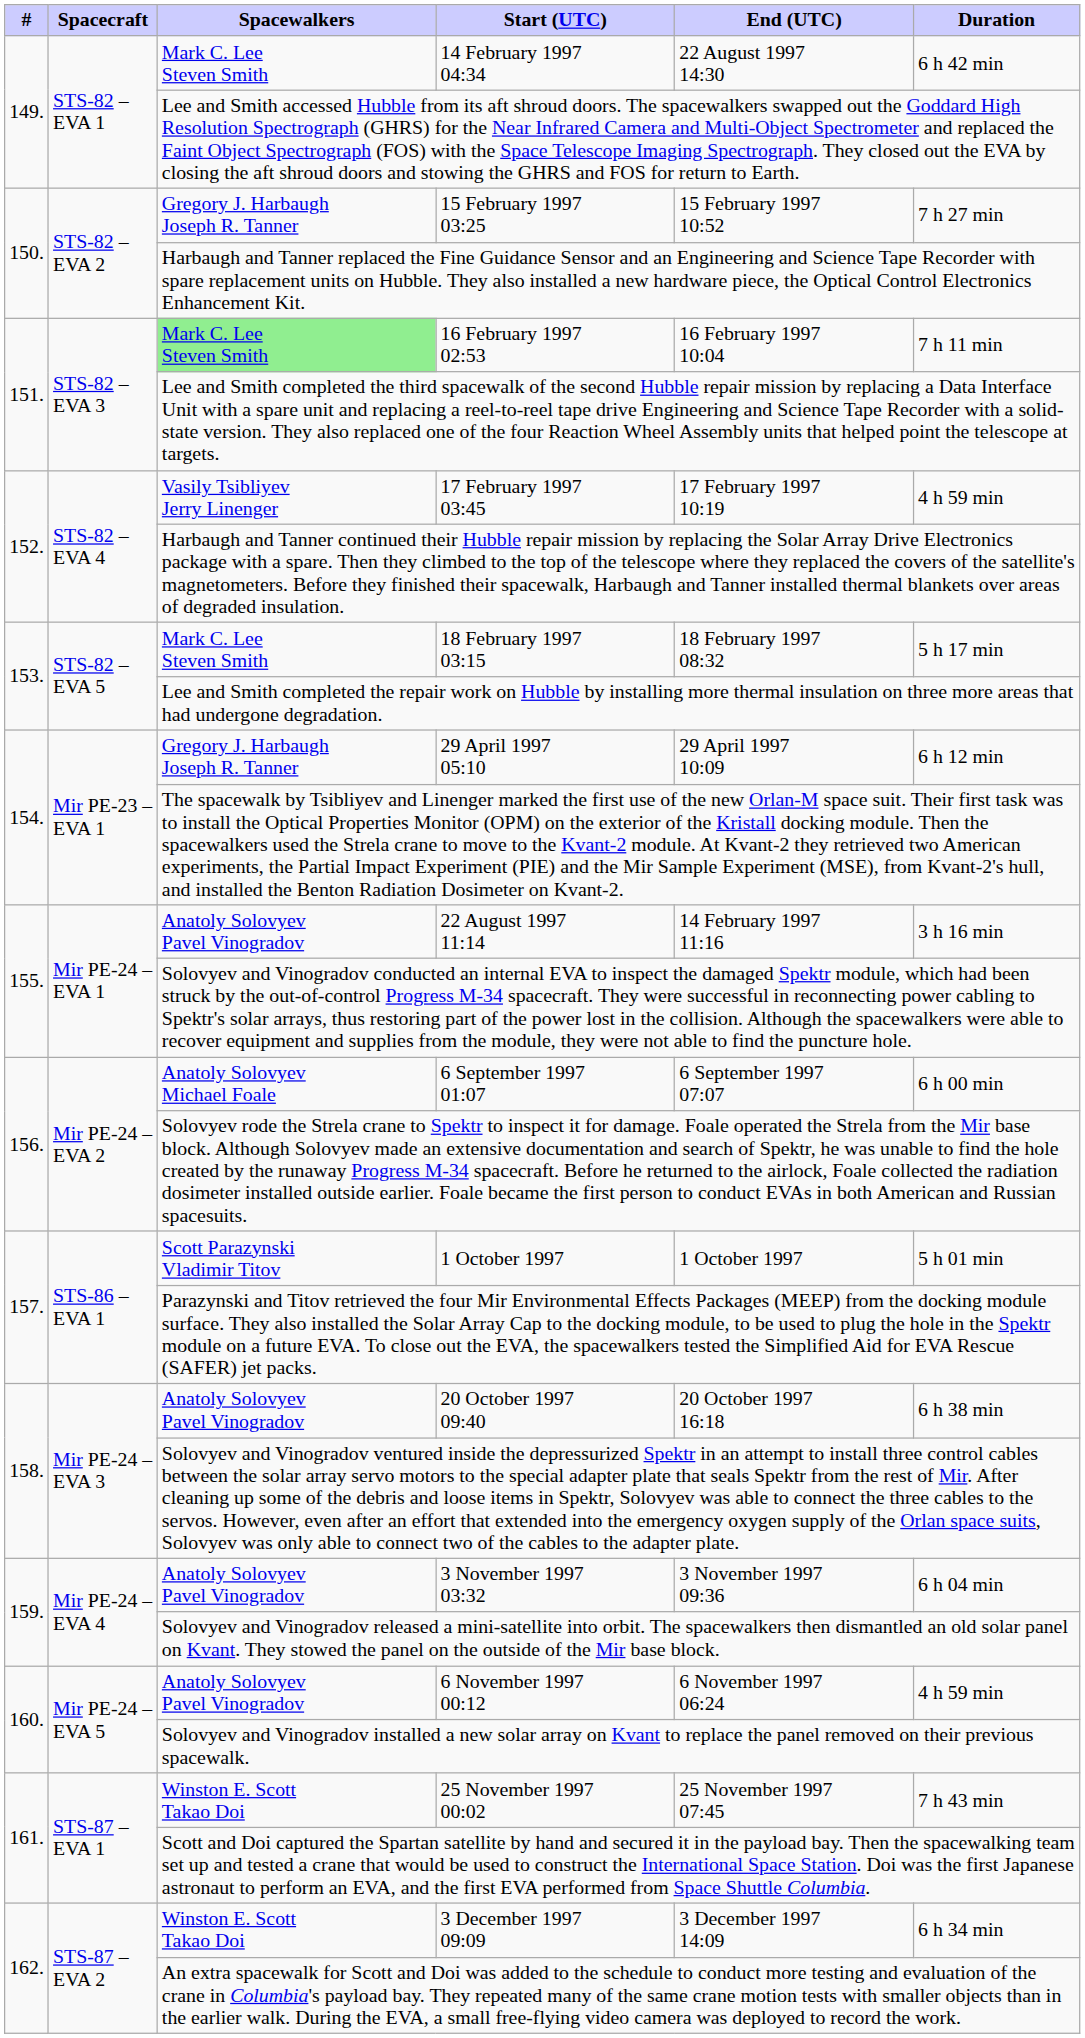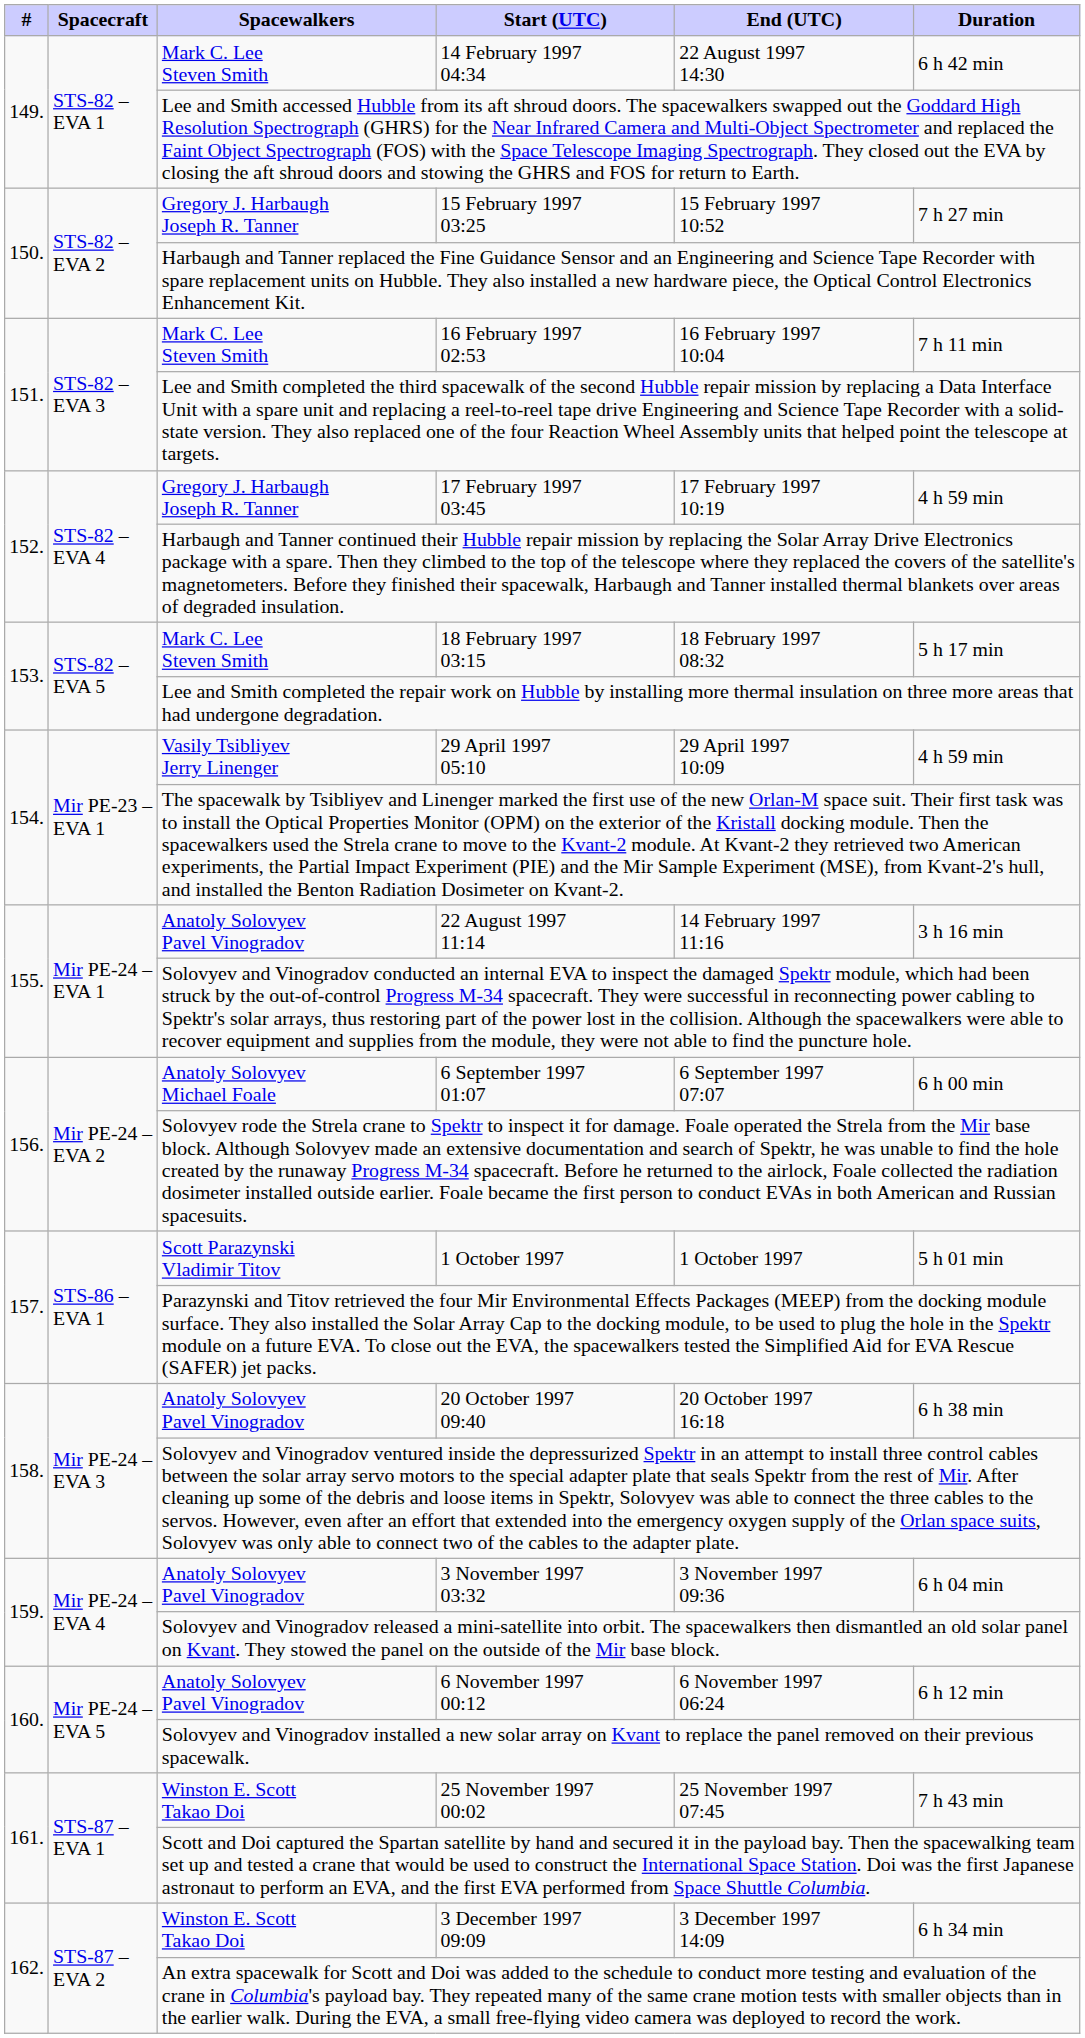(215, 344) lightgreen background -> (215, 344) no background
(226, 497) Vasily Tsibliyev Jerry Linenger -> (245, 497) Gregory J. Harbaugh Joseph R. Tanner
(245, 756) Gregory J. Harbaugh Joseph R. Tanner -> (226, 756) Vasily Tsibliyev Jerry Linenger
(961, 756) 6 h 12 min -> (961, 756) 4 h 59 min
(961, 1692) 4 h 59 min -> (961, 1692) 6 h 12 min
